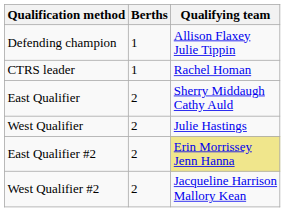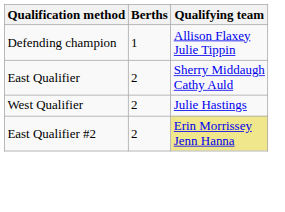- row: (41, 70)
- row: (53, 189)
